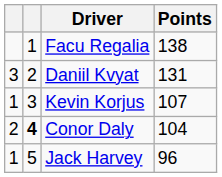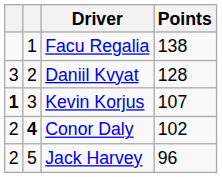(172, 74) 131 -> (172, 74) 128
(14, 102) normal -> (14, 102) bold
(172, 130) 104 -> (172, 130) 102
(14, 158) 1 -> (14, 158) 2
